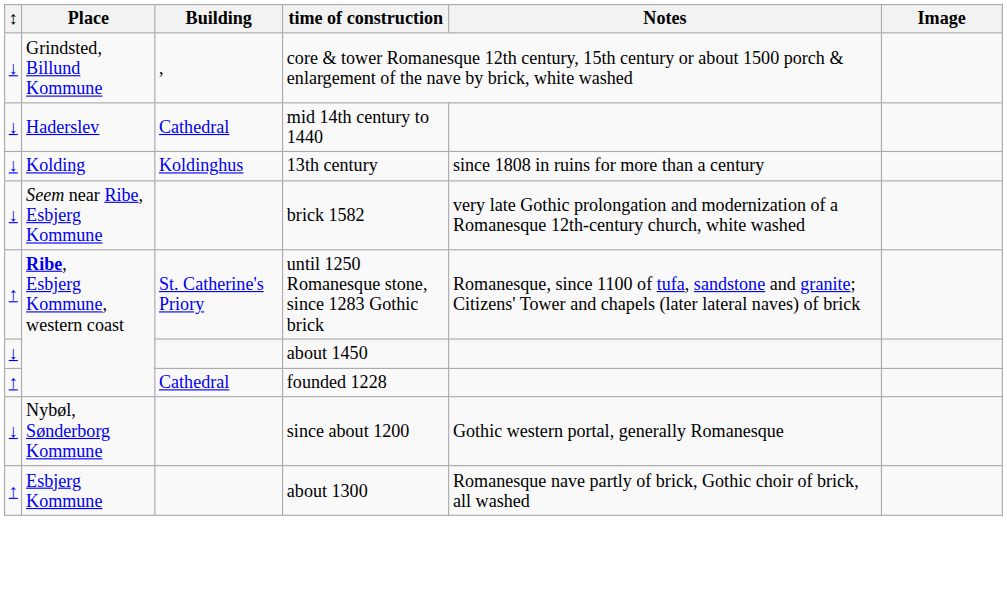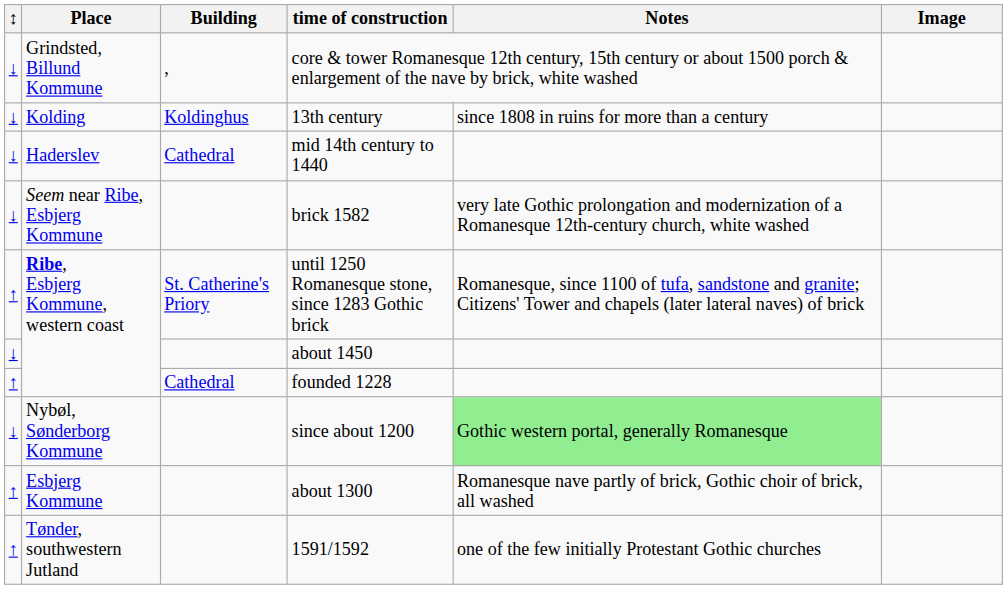rows swapped: (358, 127) <-> (332, 165)
(618, 431) no background -> (622, 431) lightgreen background
+ row: (330, 549)
